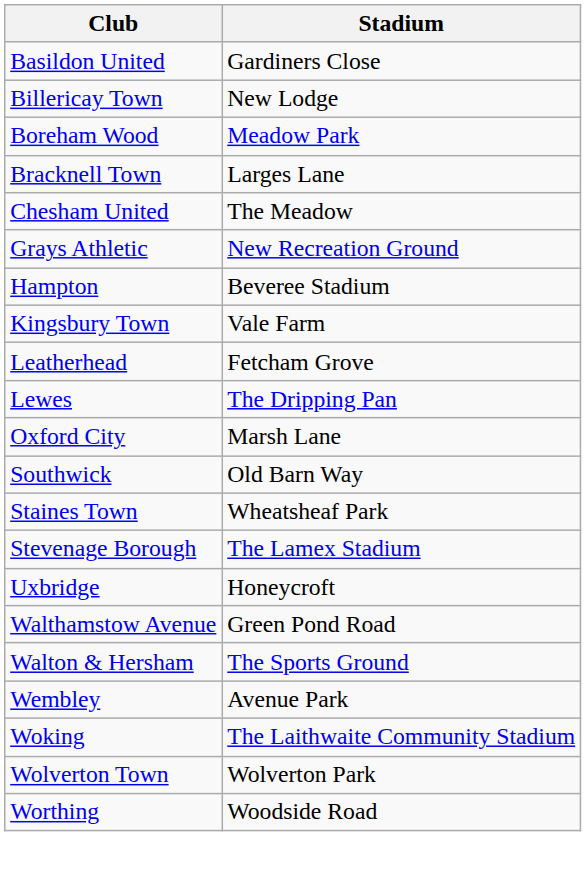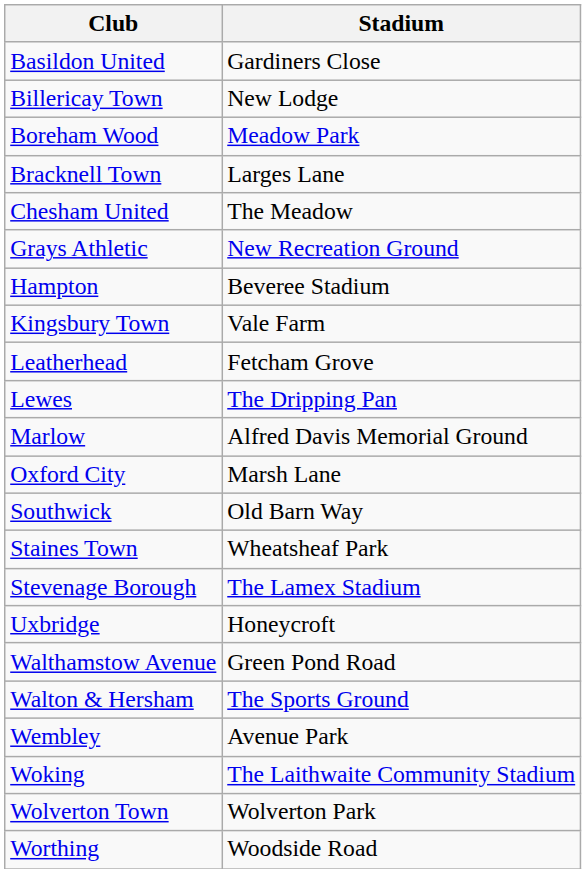+ row: (48, 436)
